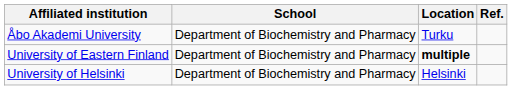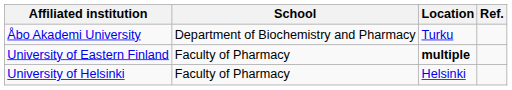(295, 54) Department of Biochemistry and Pharmacy -> (232, 54) Faculty of Pharmacy
(295, 74) Department of Biochemistry and Pharmacy -> (232, 74) Faculty of Pharmacy
